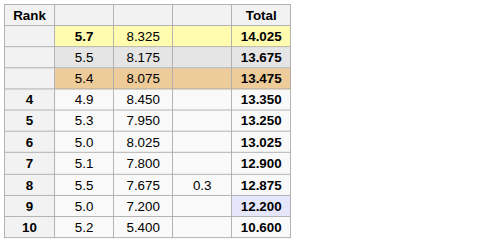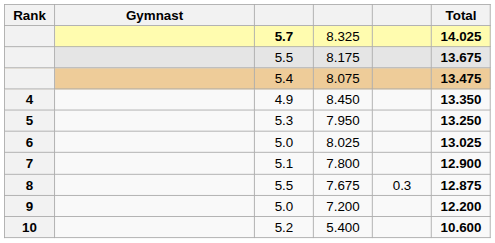+ column: (155, 15)
(261, 206) lavender background -> (461, 206) no background
